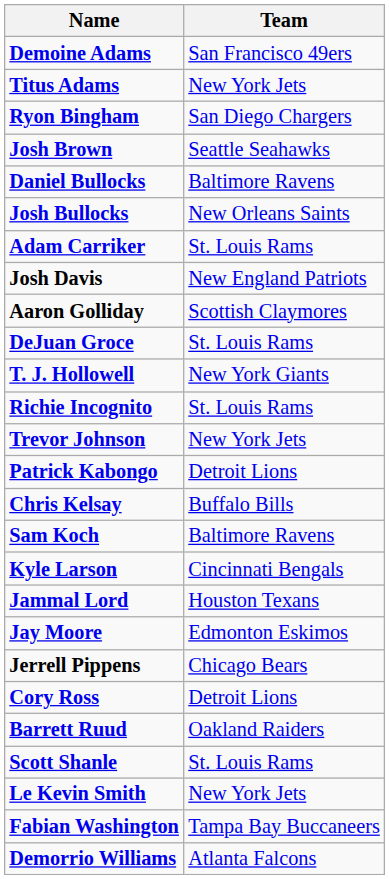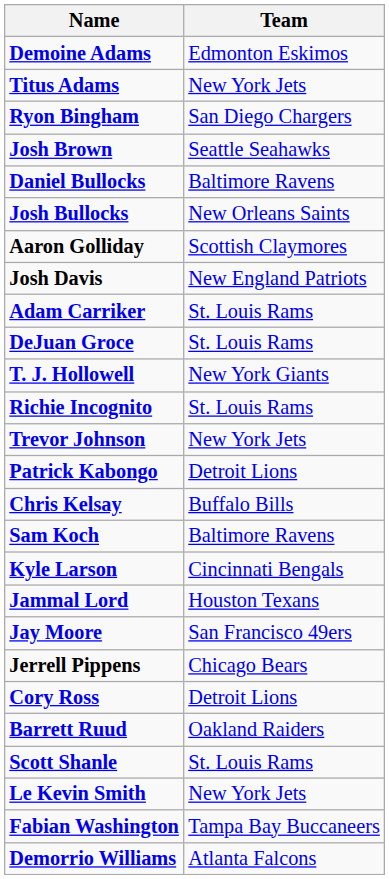(270, 52) San Francisco 49ers -> (268, 52) Edmonton Eskimos
rows swapped: (77, 246) <-> (77, 310)
(268, 632) Edmonton Eskimos -> (270, 632) San Francisco 49ers
